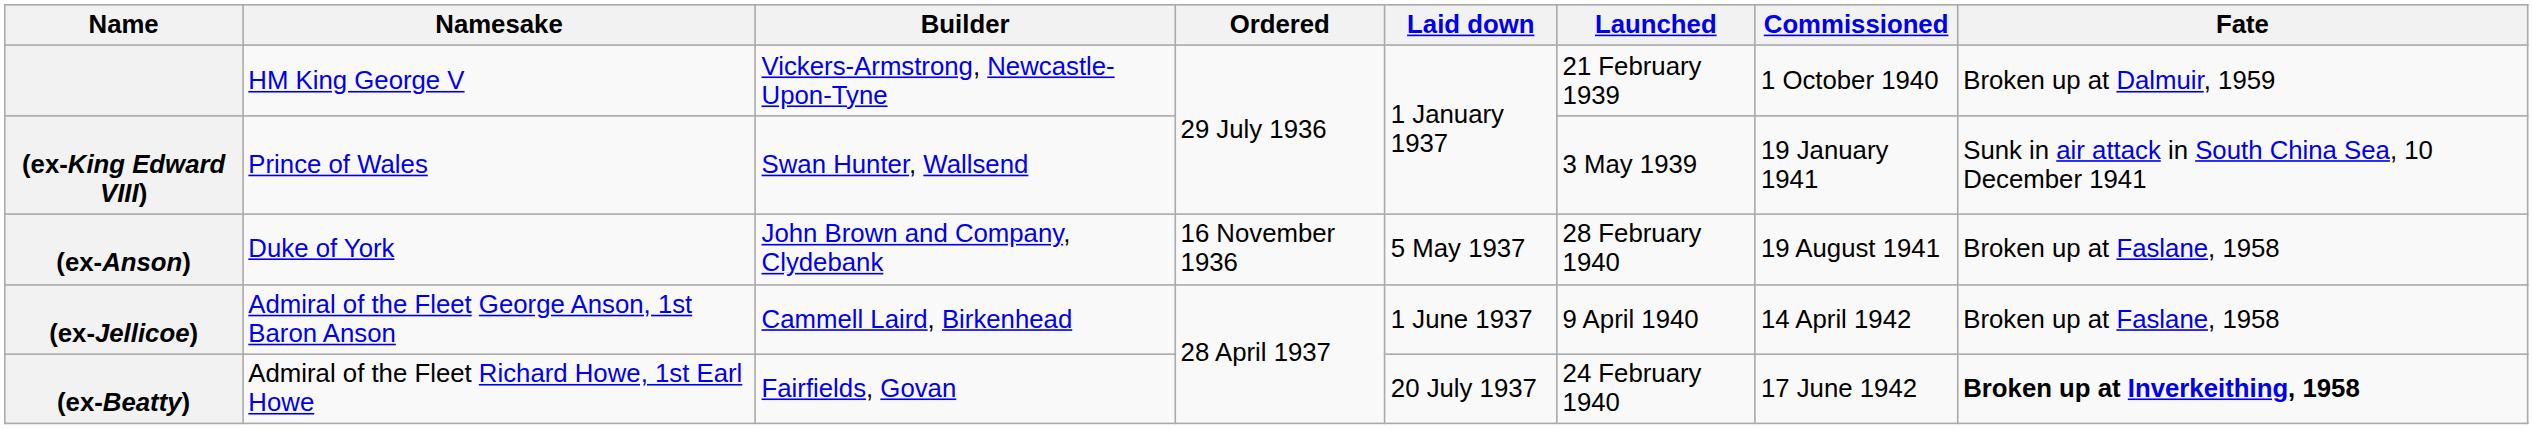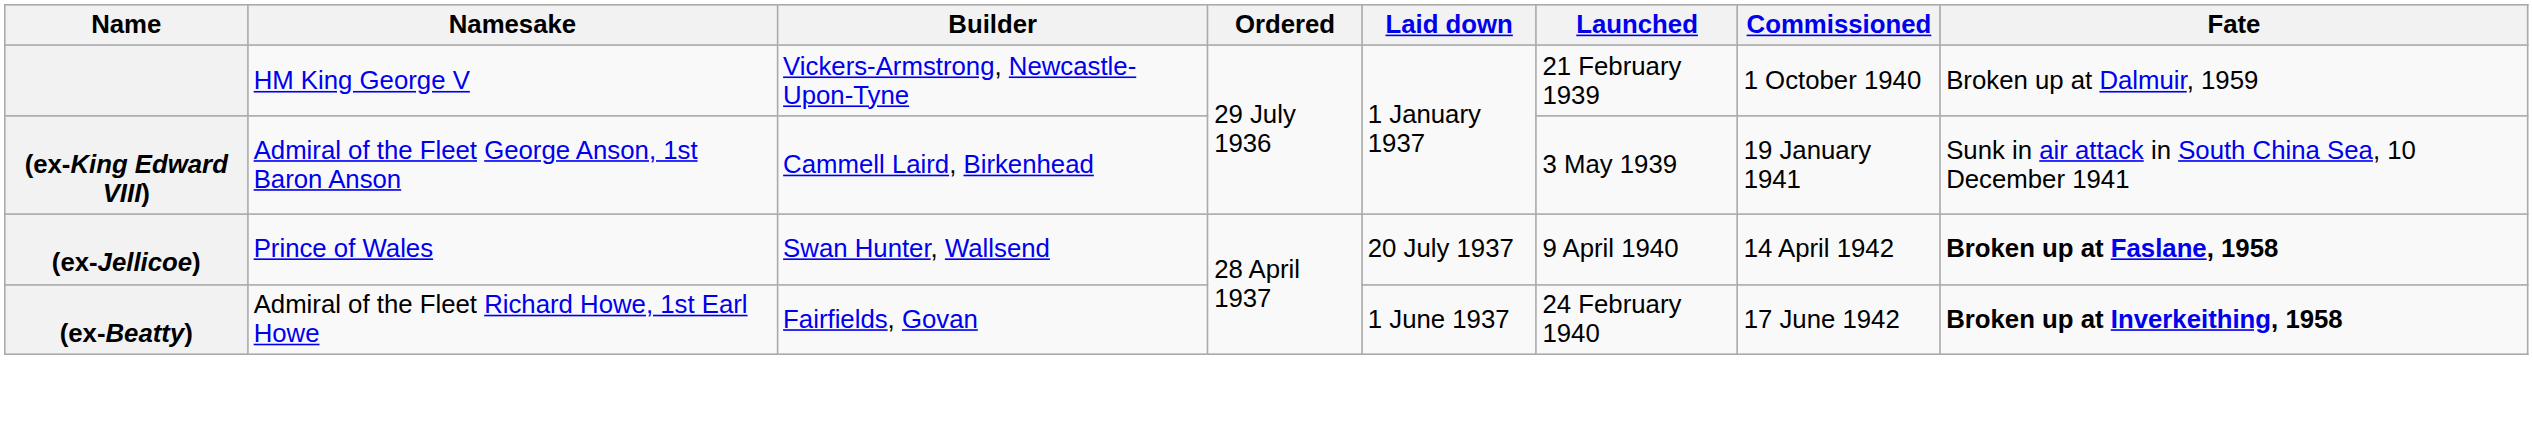(338, 164) Prince of Wales -> (476, 164) Admiral of the Fleet George Anson, 1st Baron Anson
(895, 164) Swan Hunter, Wallsend -> (938, 164) Cammell Laird, Birkenhead
- row: (124, 263)
(470, 318) Admiral of the Fleet George Anson, 1st Baron Anson -> (343, 248) Prince of Wales
(917, 318) Cammell Laird, Birkenhead -> (917, 248) Swan Hunter, Wallsend
(1462, 318) 1 June 1937 -> (1441, 248) 20 July 1937
(2121, 318) normal -> (2112, 248) bold
(1464, 388) 20 July 1937 -> (1439, 318) 1 June 1937
